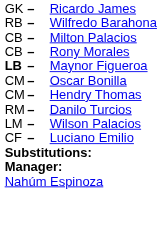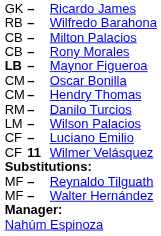+ row: (101, 152)
+ row: (102, 181)
+ row: (102, 195)
